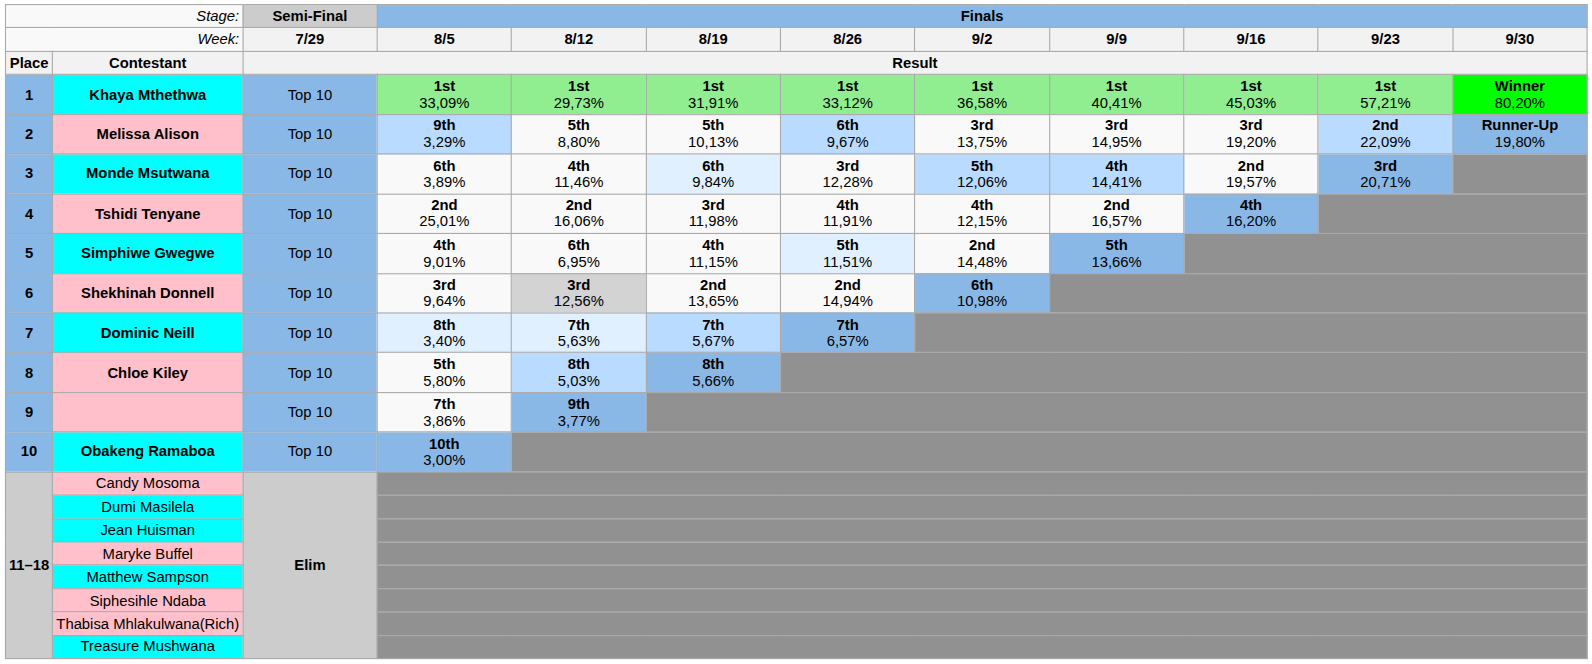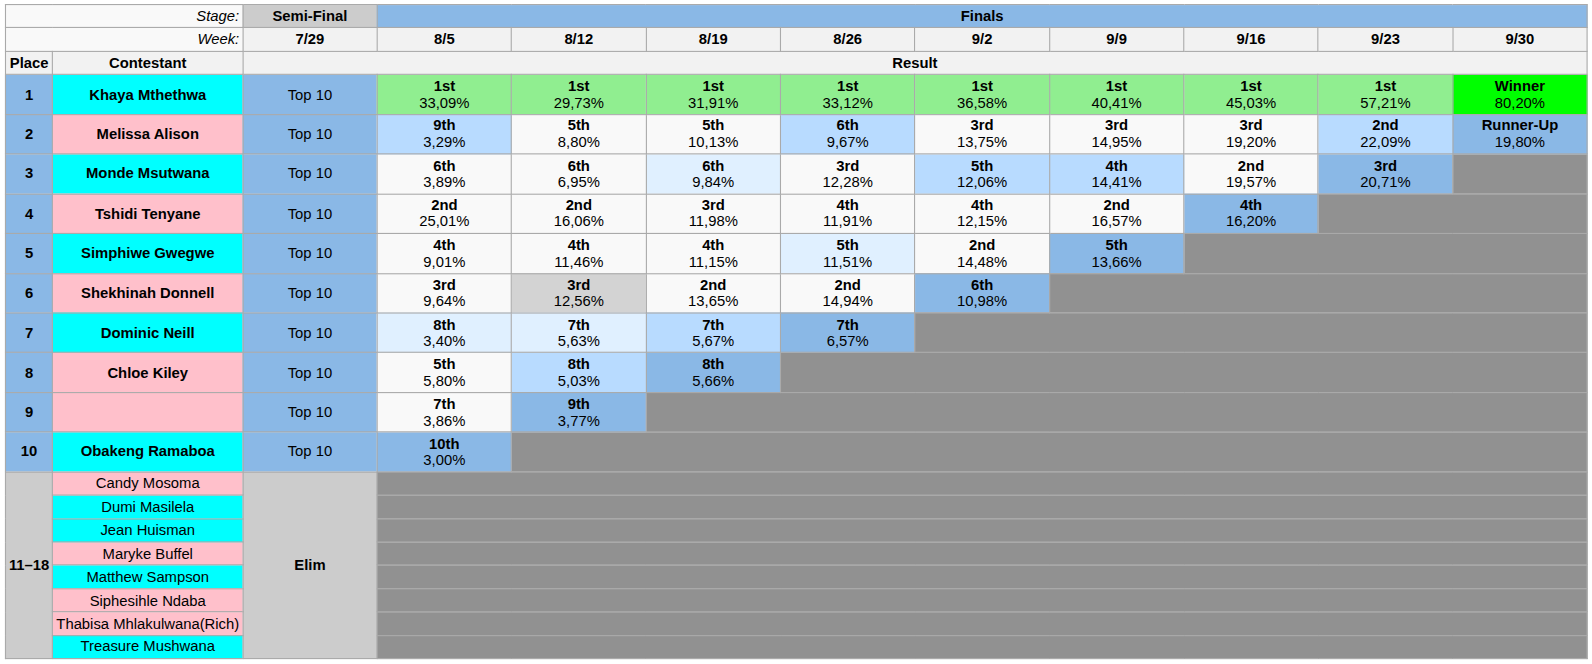(579, 174) 4th 11,46% -> (579, 174) 6th 6,95%
(579, 253) 6th 6,95% -> (579, 253) 4th 11,46%
